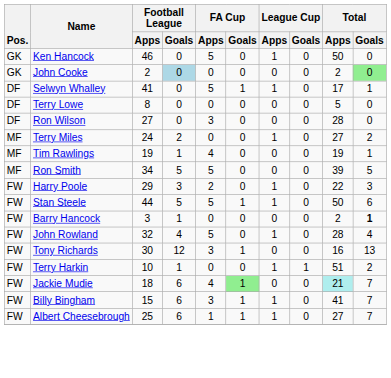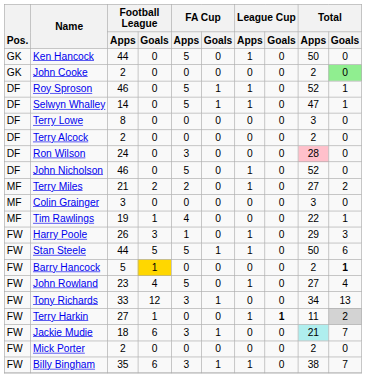(147, 56) 46 -> (123, 56) 44
(179, 72) lightblue background -> (155, 72) no background
+ row: (63, 89)
(147, 89) 41 -> (123, 105) 14
(338, 89) 17 -> (313, 105) 47
(338, 105) 5 -> (313, 121) 3
+ row: (61, 137)
(147, 121) 27 -> (123, 154) 24
(338, 121) no background -> (313, 154) pink background
+ row: (68, 170)
(147, 137) 24 -> (123, 186) 21
(211, 137) 0 -> (186, 186) 2
+ row: (66, 202)
(338, 154) 19 -> (313, 219) 22
- row: (57, 170)
(147, 186) 29 -> (123, 235) 26
(211, 186) 2 -> (186, 235) 1
(338, 186) 22 -> (313, 235) 29
(147, 219) 3 -> (123, 267) 5
(179, 219) no background -> (155, 267) gold background
(147, 235) 32 -> (123, 283) 23
(338, 235) 28 -> (313, 283) 27
(147, 251) 30 -> (123, 300) 33
(338, 251) 16 -> (313, 300) 34
(147, 267) 10 -> (123, 316) 27
(306, 267) normal -> (282, 316) bold
(338, 267) 51 -> (313, 316) 11
(370, 267) no background -> (345, 316) lightgrey background
(211, 283) 4 -> (186, 332) 3
(243, 283) lightgreen background -> (218, 332) no background
+ row: (59, 348)
(147, 300) 15 -> (123, 365) 35
(338, 300) 41 -> (313, 365) 38
- row: (81, 316)
